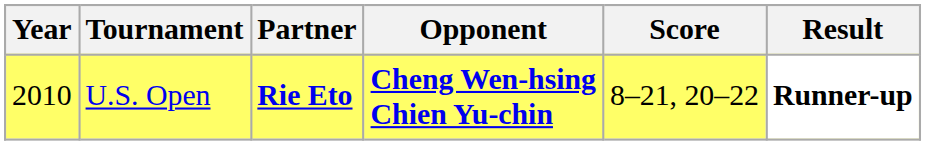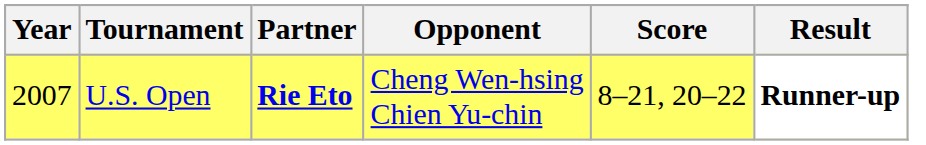(42, 96) 2010 -> (42, 96) 2007
(483, 96) bold -> (477, 96) normal
